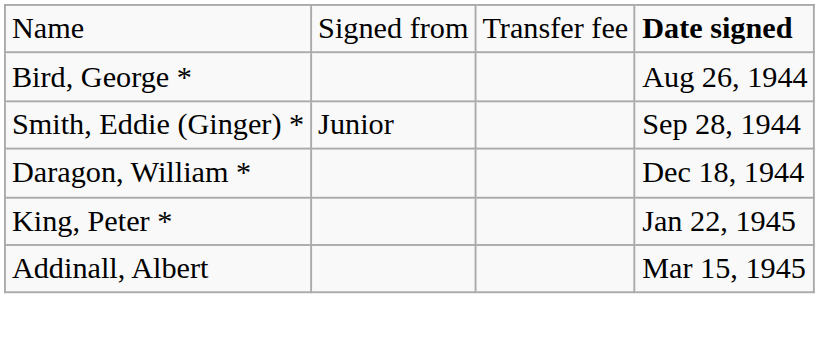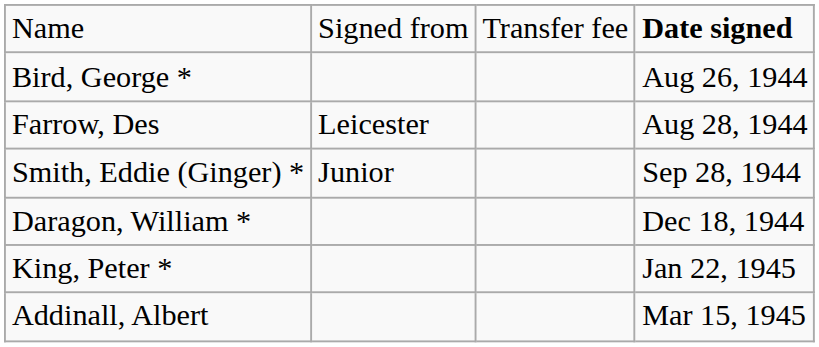+ row: (86, 124)
